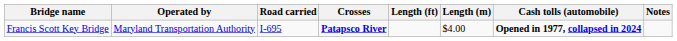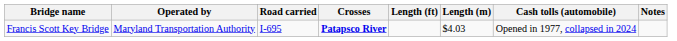(454, 28) $4.00 -> (454, 28) $4.03
(568, 28) bold -> (566, 28) normal
